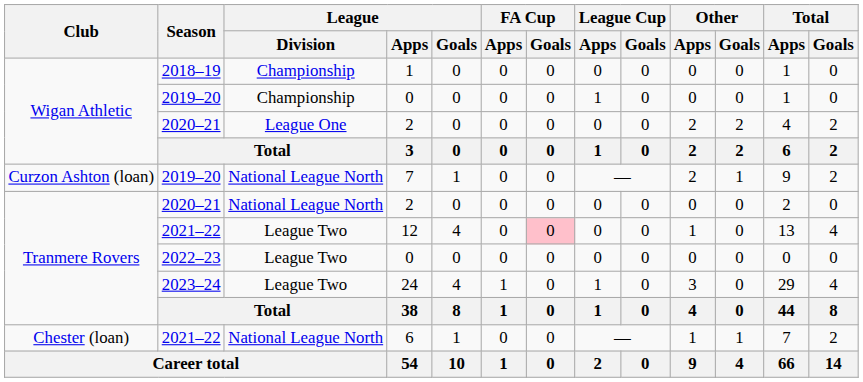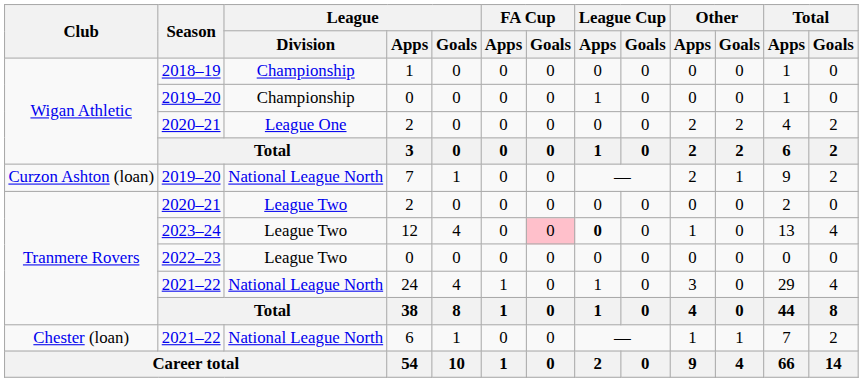(306, 204) National League North -> (306, 204) League Two
(191, 230) 2021–22 -> (191, 230) 2023–24
(598, 230) normal -> (598, 230) bold
(191, 284) 2023–24 -> (191, 284) 2021–22
(306, 284) League Two -> (306, 284) National League North
